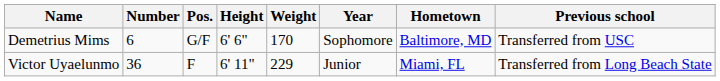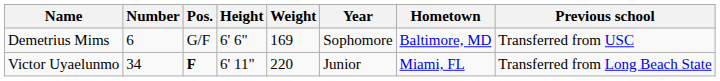(282, 40) 170 -> (282, 40) 169
(134, 64) 36 -> (134, 64) 34
(191, 64) normal -> (191, 64) bold
(282, 64) 229 -> (282, 64) 220
